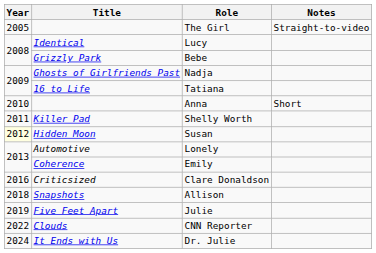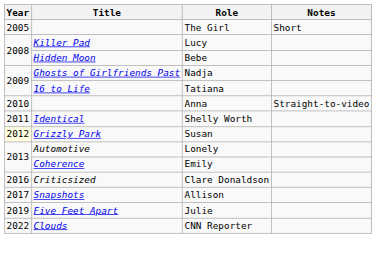(321, 27) Straight-to-video -> (288, 27) Short
(59, 42) Identical -> (62, 42) Killer Pad
(67, 58) Grizzly Park -> (65, 58) Hidden Moon
(288, 104) Short -> (321, 104) Straight-to-video
(62, 119) Killer Pad -> (59, 119) Identical
(65, 134) Hidden Moon -> (67, 134) Grizzly Park
(18, 195) 2018 -> (18, 195) 2017
- row: (210, 241)
